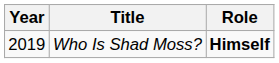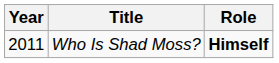(27, 44) 2019 -> (26, 44) 2011
